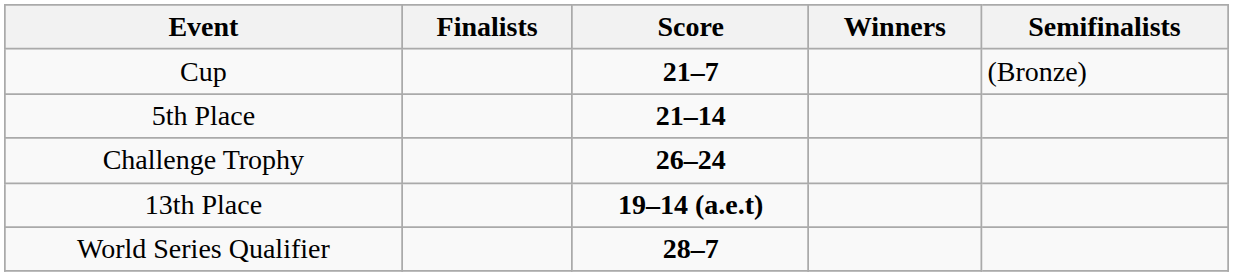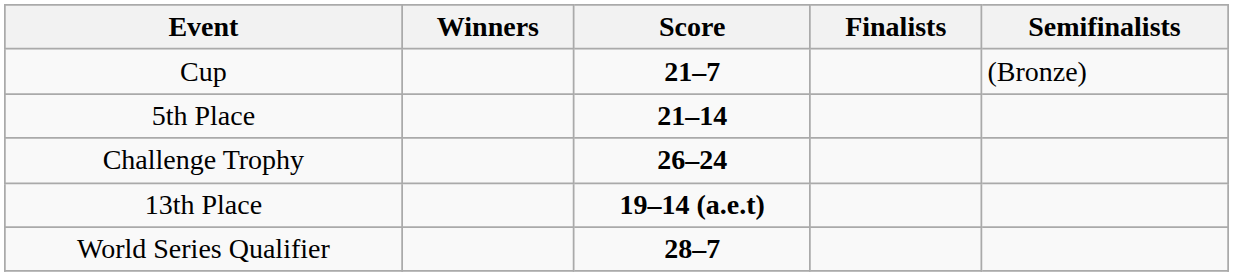columns swapped: (895, 26) <-> (487, 26)
